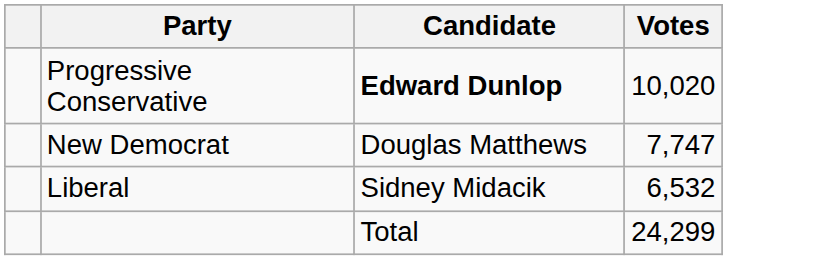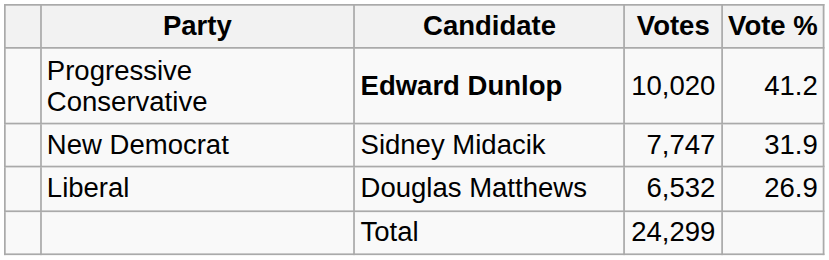+ column: (773, 26)
(474, 144) Douglas Matthews -> (453, 144) Sidney Midacik
(453, 188) Sidney Midacik -> (474, 188) Douglas Matthews
